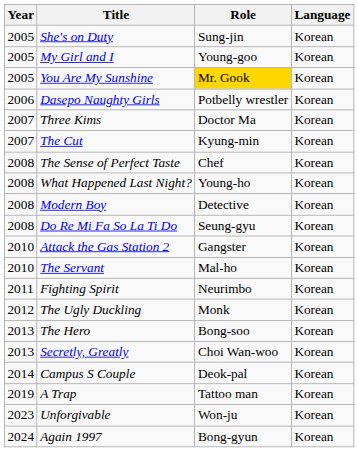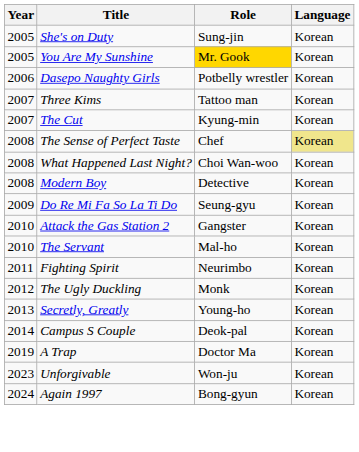- row: (77, 57)
(227, 120) Doctor Ma -> (228, 99) Tattoo man
(314, 162) no background -> (314, 141) khaki background
(224, 183) Young-ho -> (238, 162) Choi Wan-woo
(21, 225) 2008 -> (21, 204) 2009
- row: (65, 330)
(238, 352) Choi Wan-woo -> (224, 309) Young-ho
(228, 394) Tattoo man -> (227, 352) Doctor Ma
